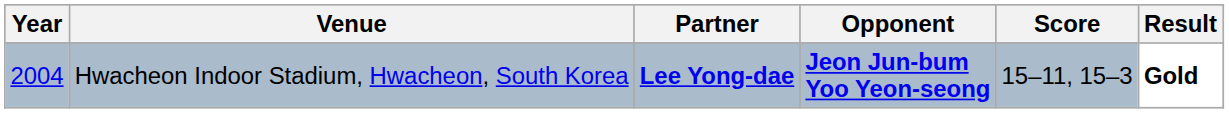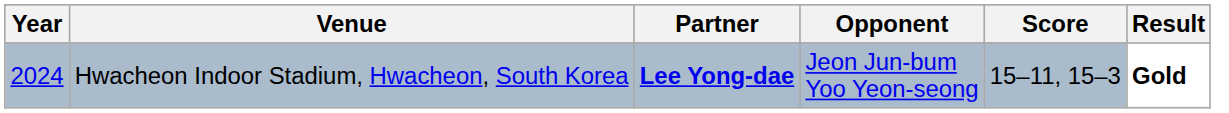(37, 75) 2004 -> (37, 75) 2024
(898, 75) bold -> (892, 75) normal
